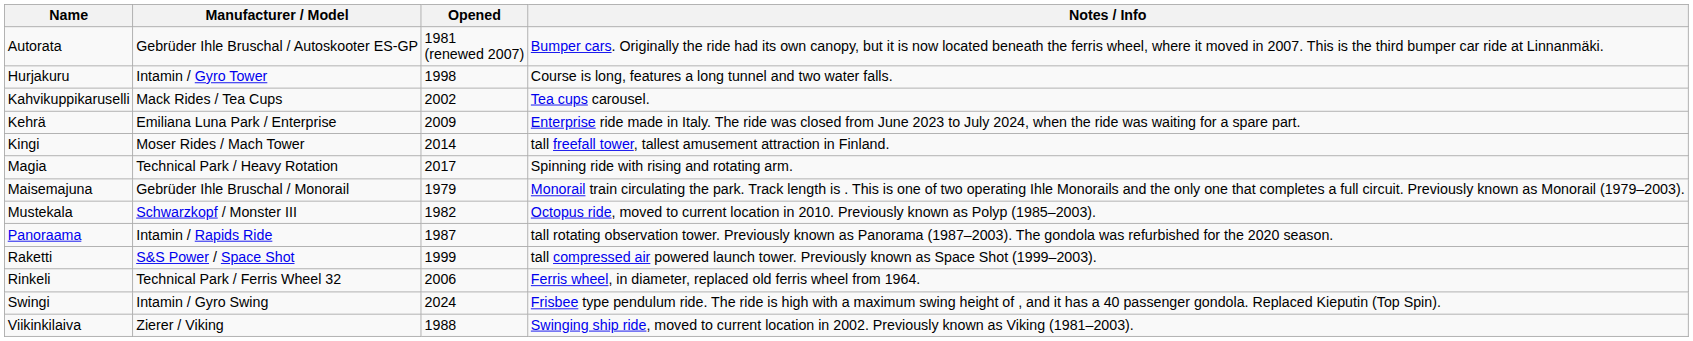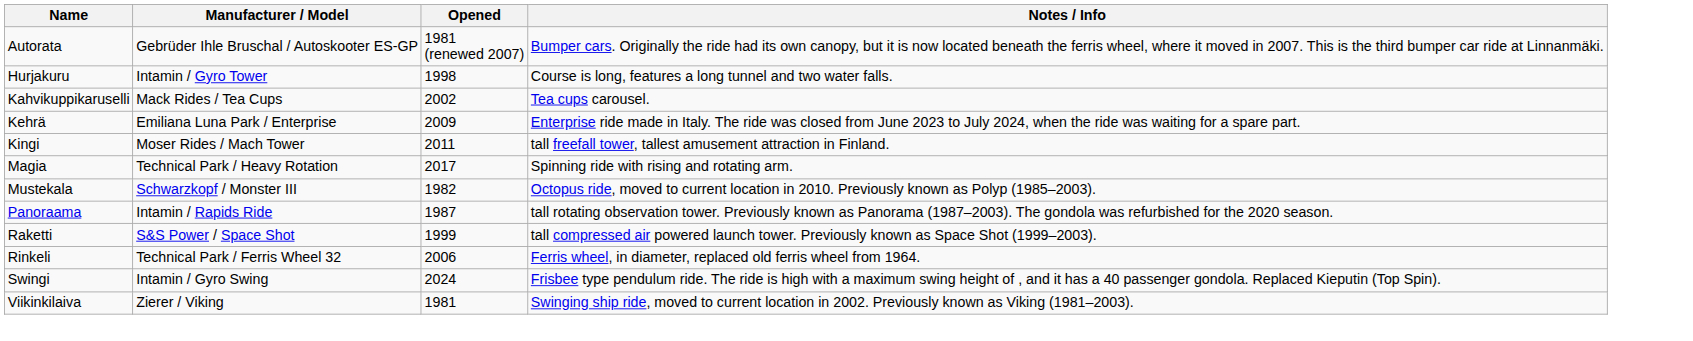(440, 144) 2014 -> (440, 144) 2011
- row: (50, 189)
(440, 325) 1988 -> (440, 302) 1981
